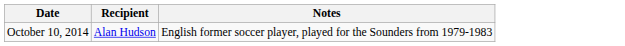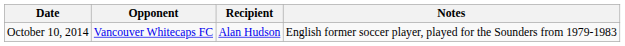+ column: (153, 13)
